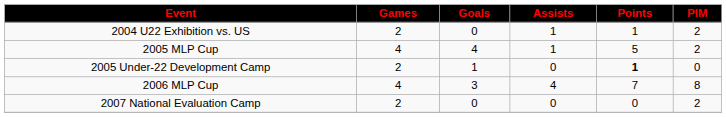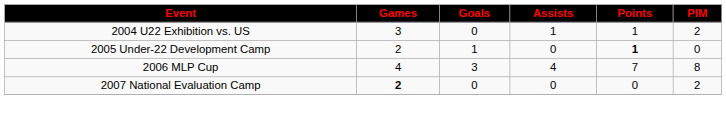(398, 31) 2 -> (398, 31) 3
- row: (181, 49)
(398, 103) normal -> (398, 85) bold
